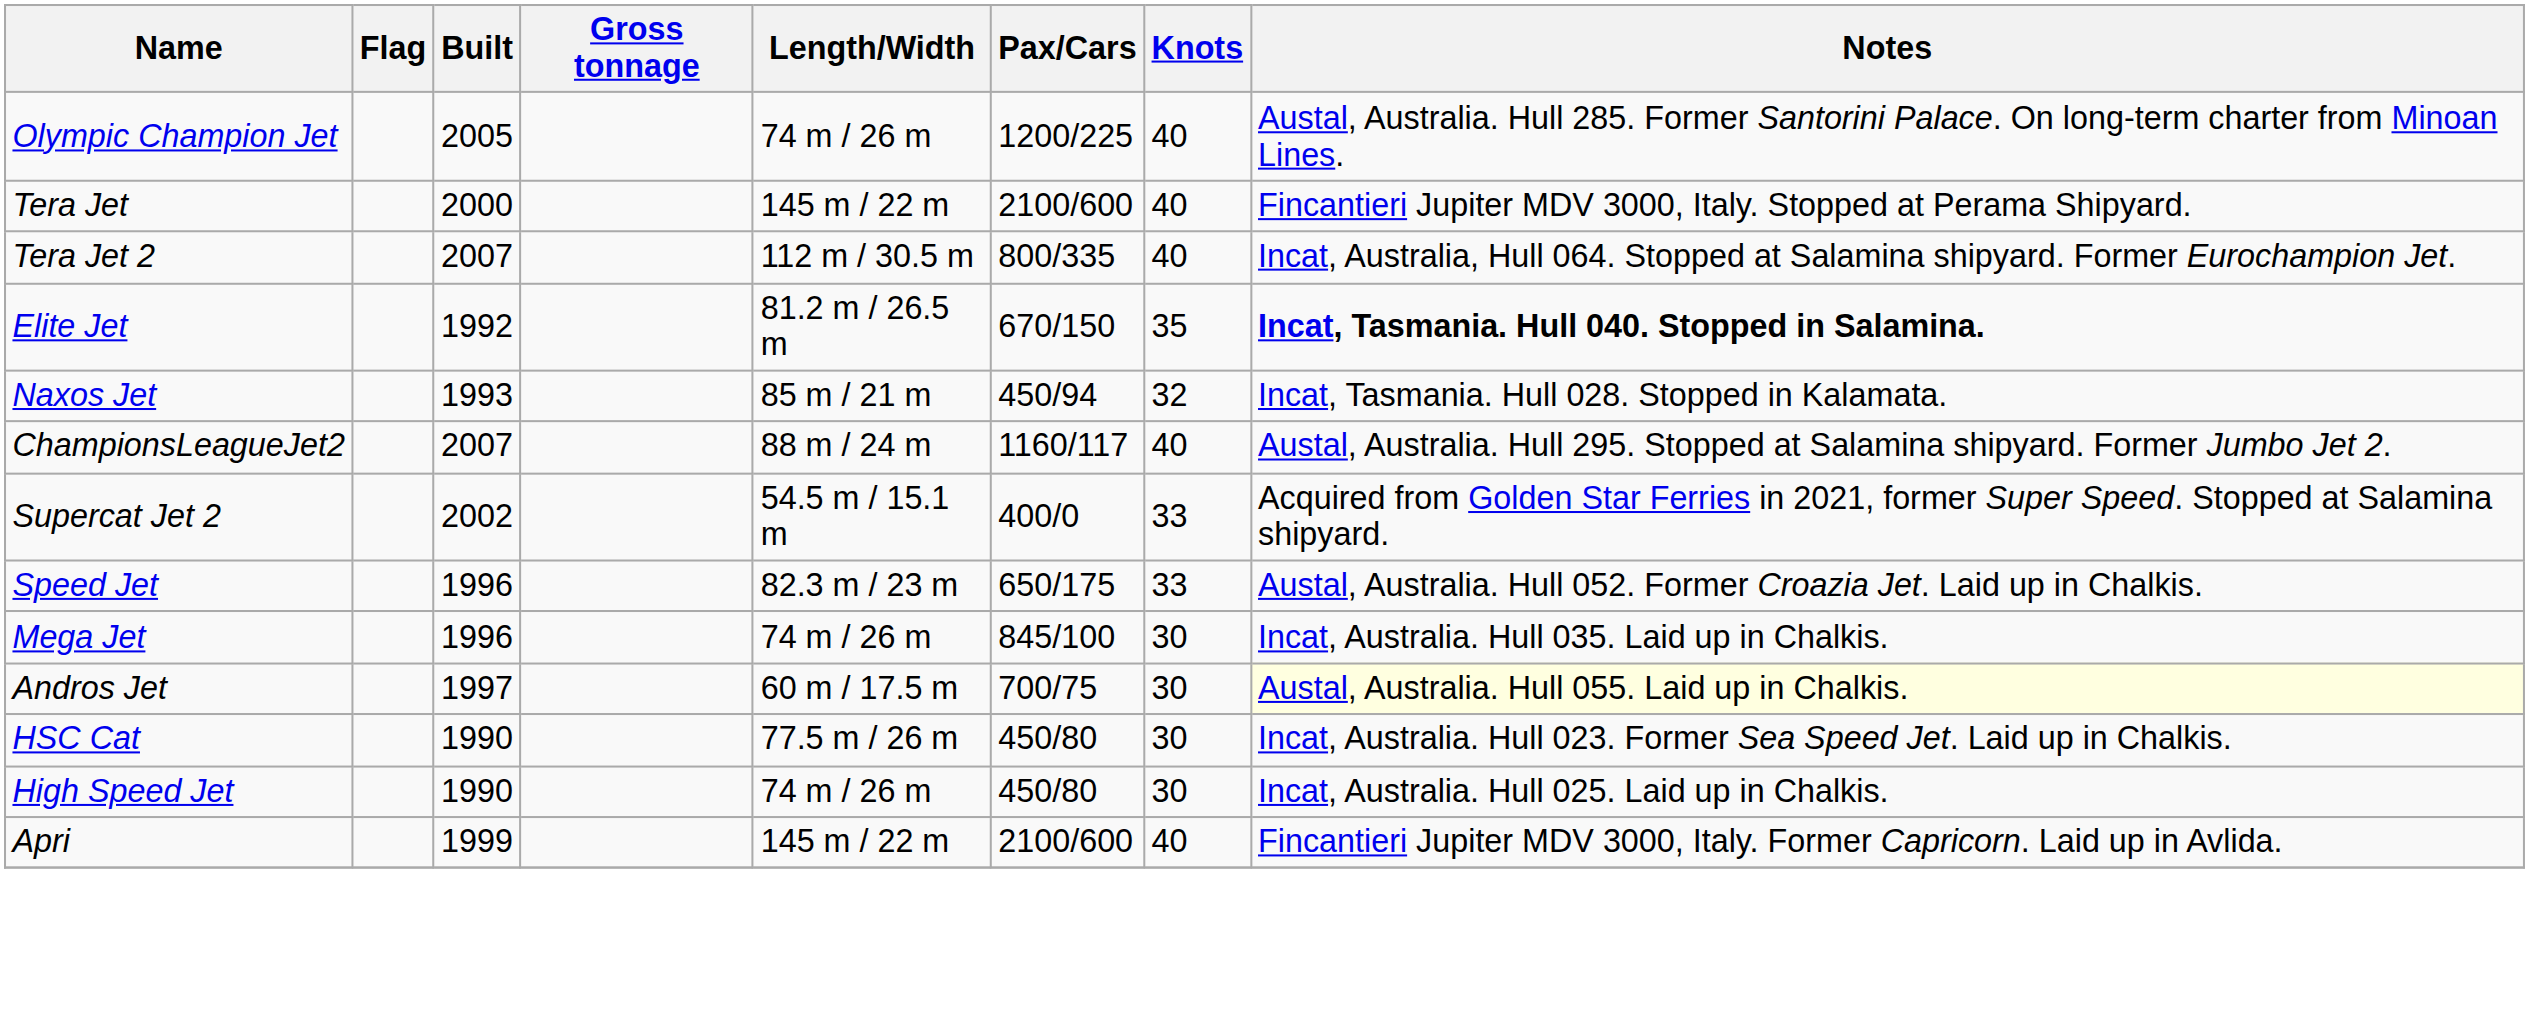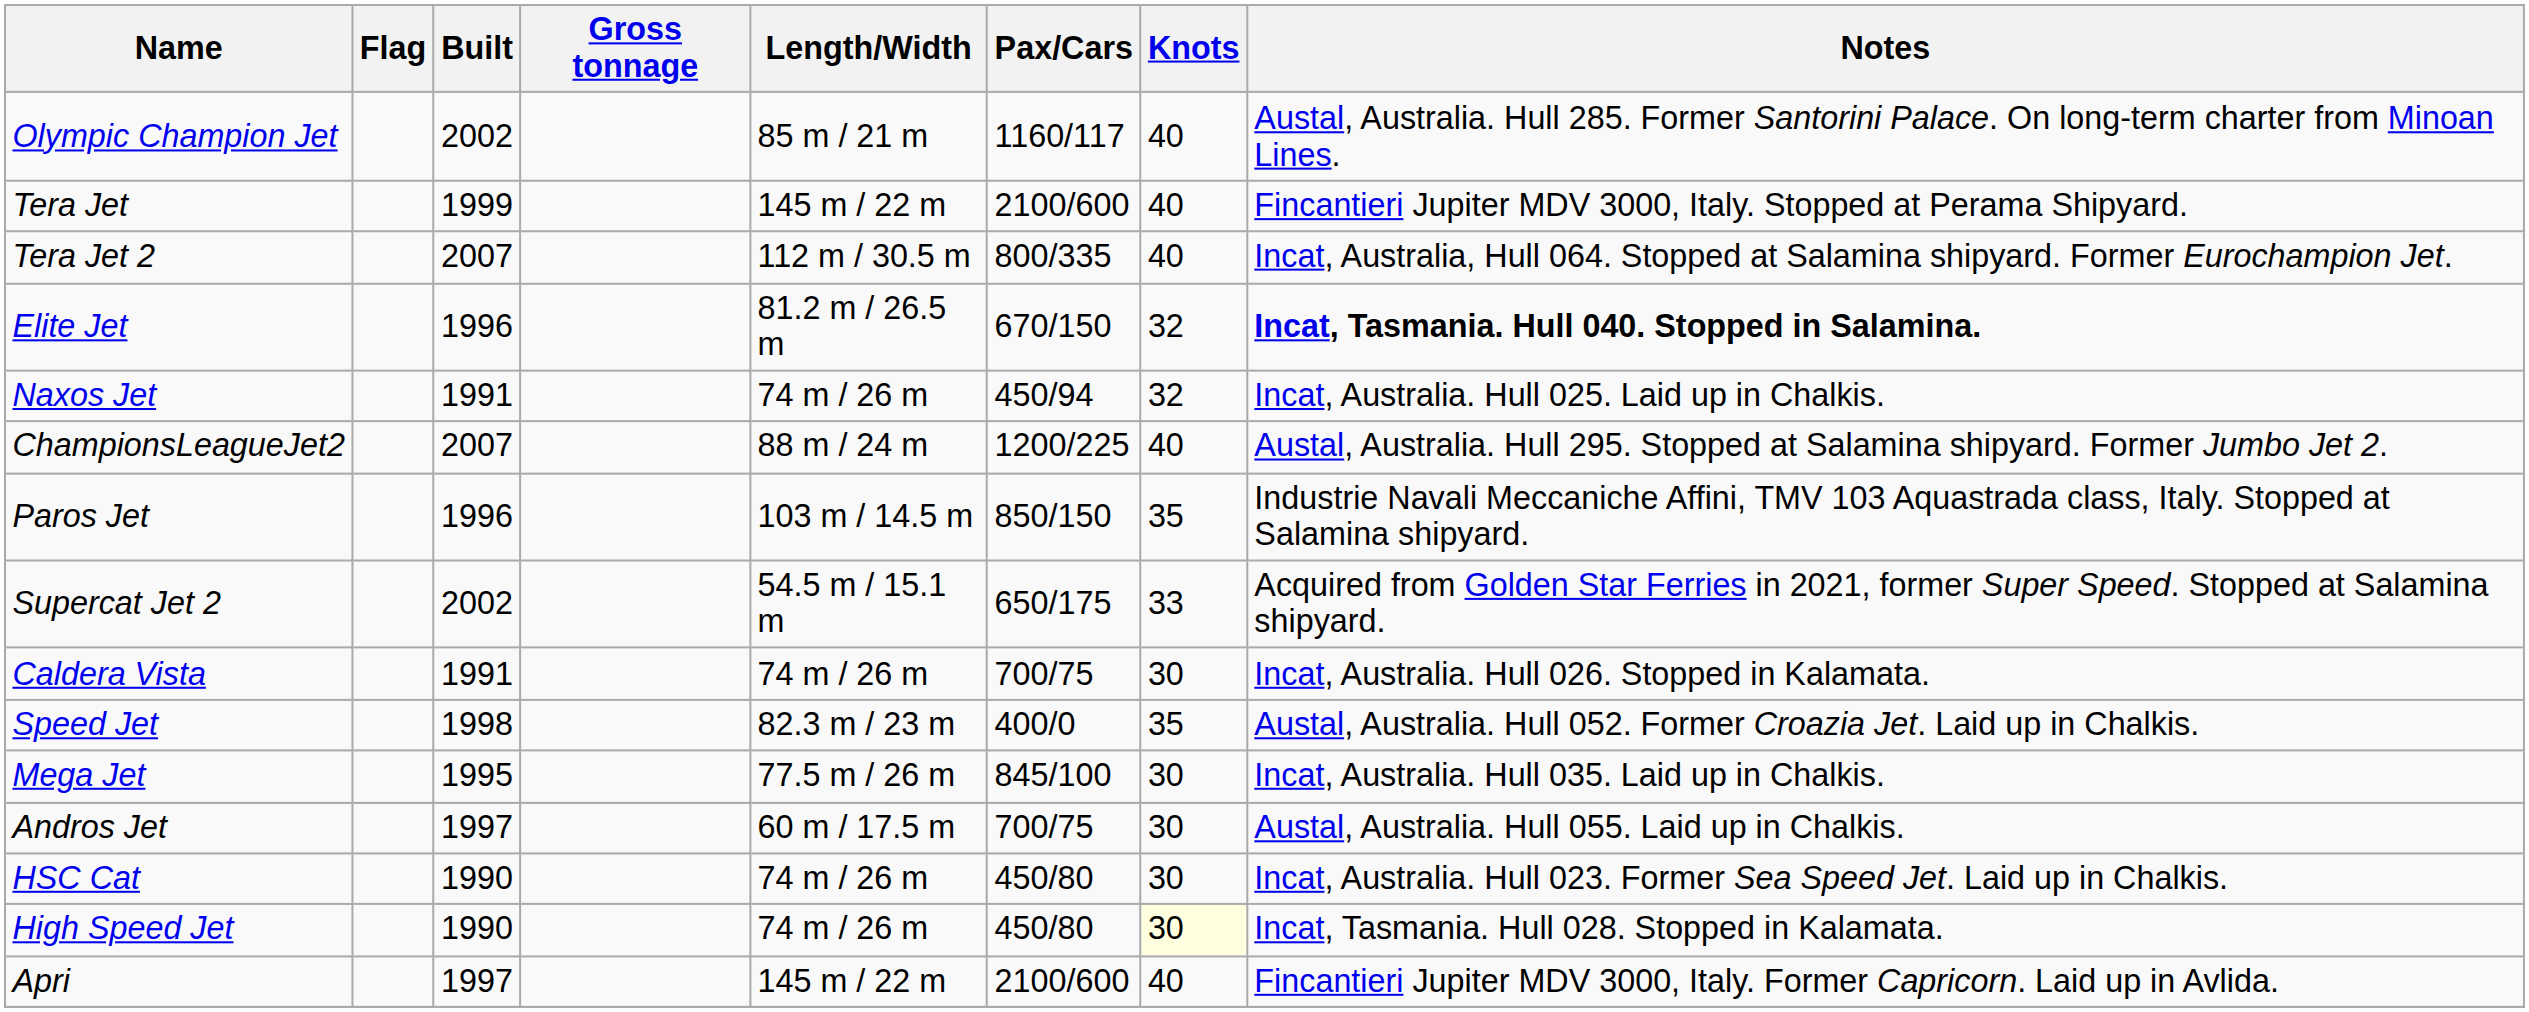(477, 135) 2005 -> (477, 135) 2002
(846, 135) 74 m / 26 m -> (843, 135) 85 m / 21 m
(1066, 135) 1200/225 -> (1060, 135) 1160/117
(477, 205) 2000 -> (477, 205) 1999
(477, 326) 1992 -> (477, 326) 1996
(1170, 326) 35 -> (1166, 326) 32
(477, 395) 1993 -> (477, 395) 1991
(846, 395) 85 m / 21 m -> (843, 395) 74 m / 26 m
(1603, 395) Incat, Tasmania. Hull 028. Stopped in Kalamata. -> (1570, 395) Incat, Australia. Hull 025. Laid up in Chalkis.
(1063, 446) 1160/117 -> (1062, 446) 1200/225
+ row: (81, 516)
(1039, 516) 400/0 -> (1053, 603) 650/175
+ row: (109, 673)
(477, 585) 1996 -> (477, 724) 1998
(1057, 585) 650/175 -> (1035, 724) 400/0
(1170, 585) 33 -> (1166, 724) 35
(477, 636) 1996 -> (477, 775) 1995
(846, 636) 74 m / 26 m -> (856, 775) 77.5 m / 26 m
(1583, 688) lightyellow background -> (1580, 827) no background
(859, 739) 77.5 m / 26 m -> (843, 878) 74 m / 26 m
(1170, 790) no background -> (1166, 929) lightyellow background
(1573, 790) Incat, Australia. Hull 025. Laid up in Chalkis. -> (1599, 929) Incat, Tasmania. Hull 028. Stopped in Kalamata.
(477, 841) 1999 -> (477, 980) 1997
